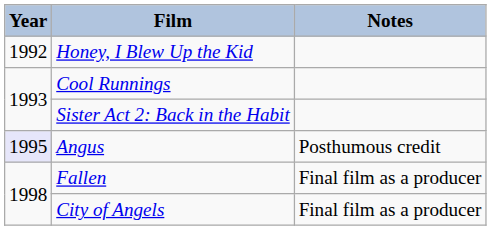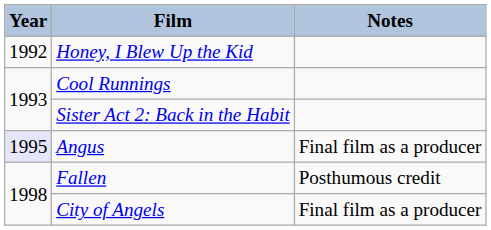(370, 146) Posthumous credit -> (390, 146) Final film as a producer
(390, 178) Final film as a producer -> (370, 178) Posthumous credit
